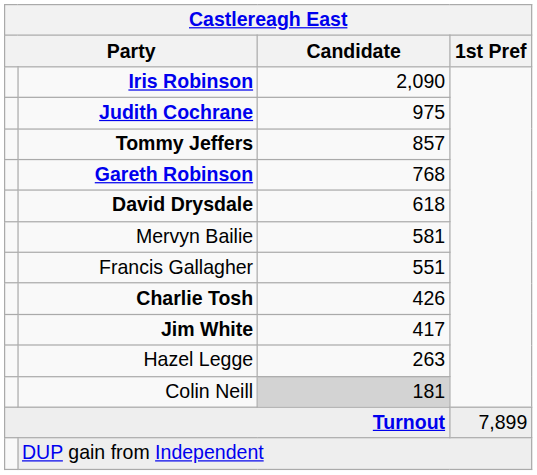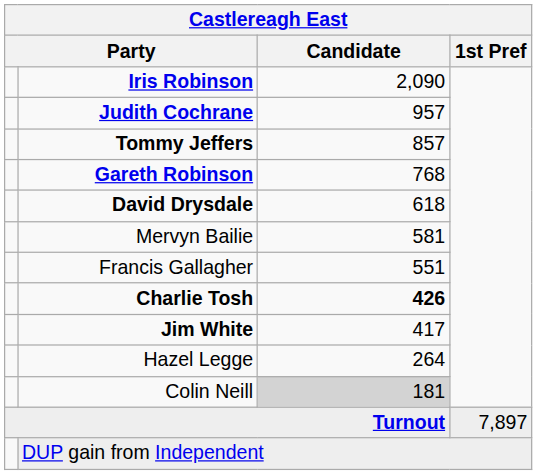(429, 112) 975 -> (429, 112) 957
(429, 298) normal -> (429, 298) bold
(429, 360) 263 -> (429, 360) 264
(503, 422) 7,899 -> (503, 422) 7,897
